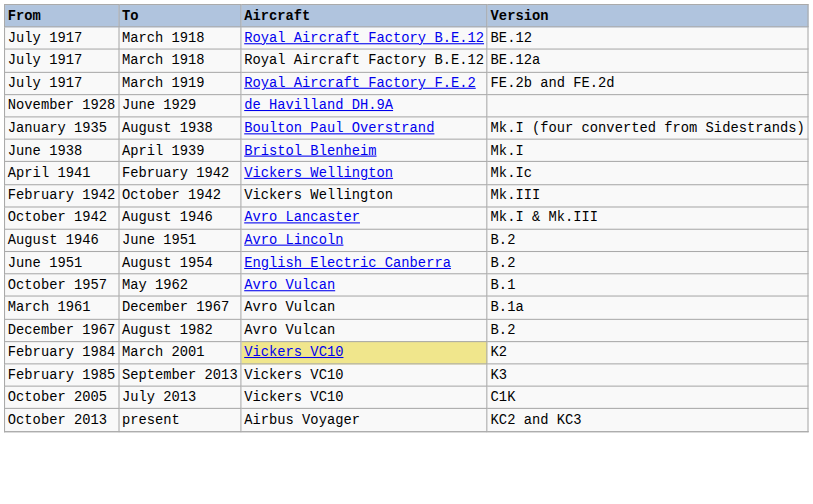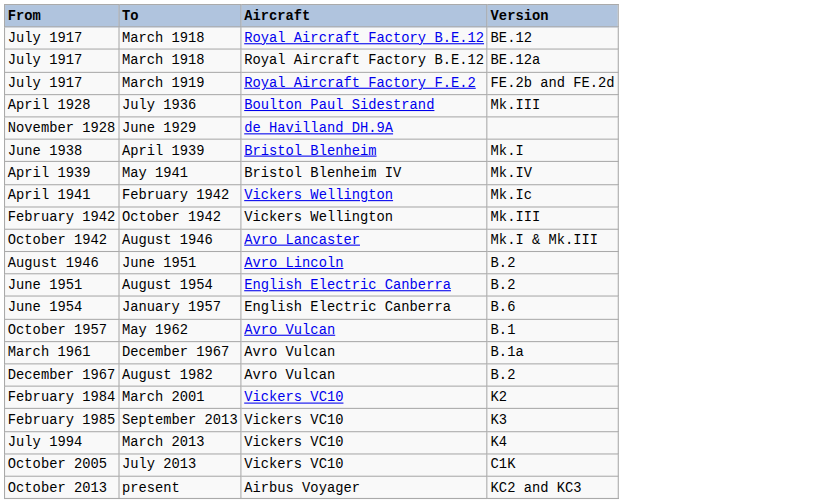+ row: (159, 106)
- row: (167, 128)
+ row: (155, 173)
+ row: (171, 308)
(294, 353) khaki background -> (294, 398) no background
+ row: (163, 442)
